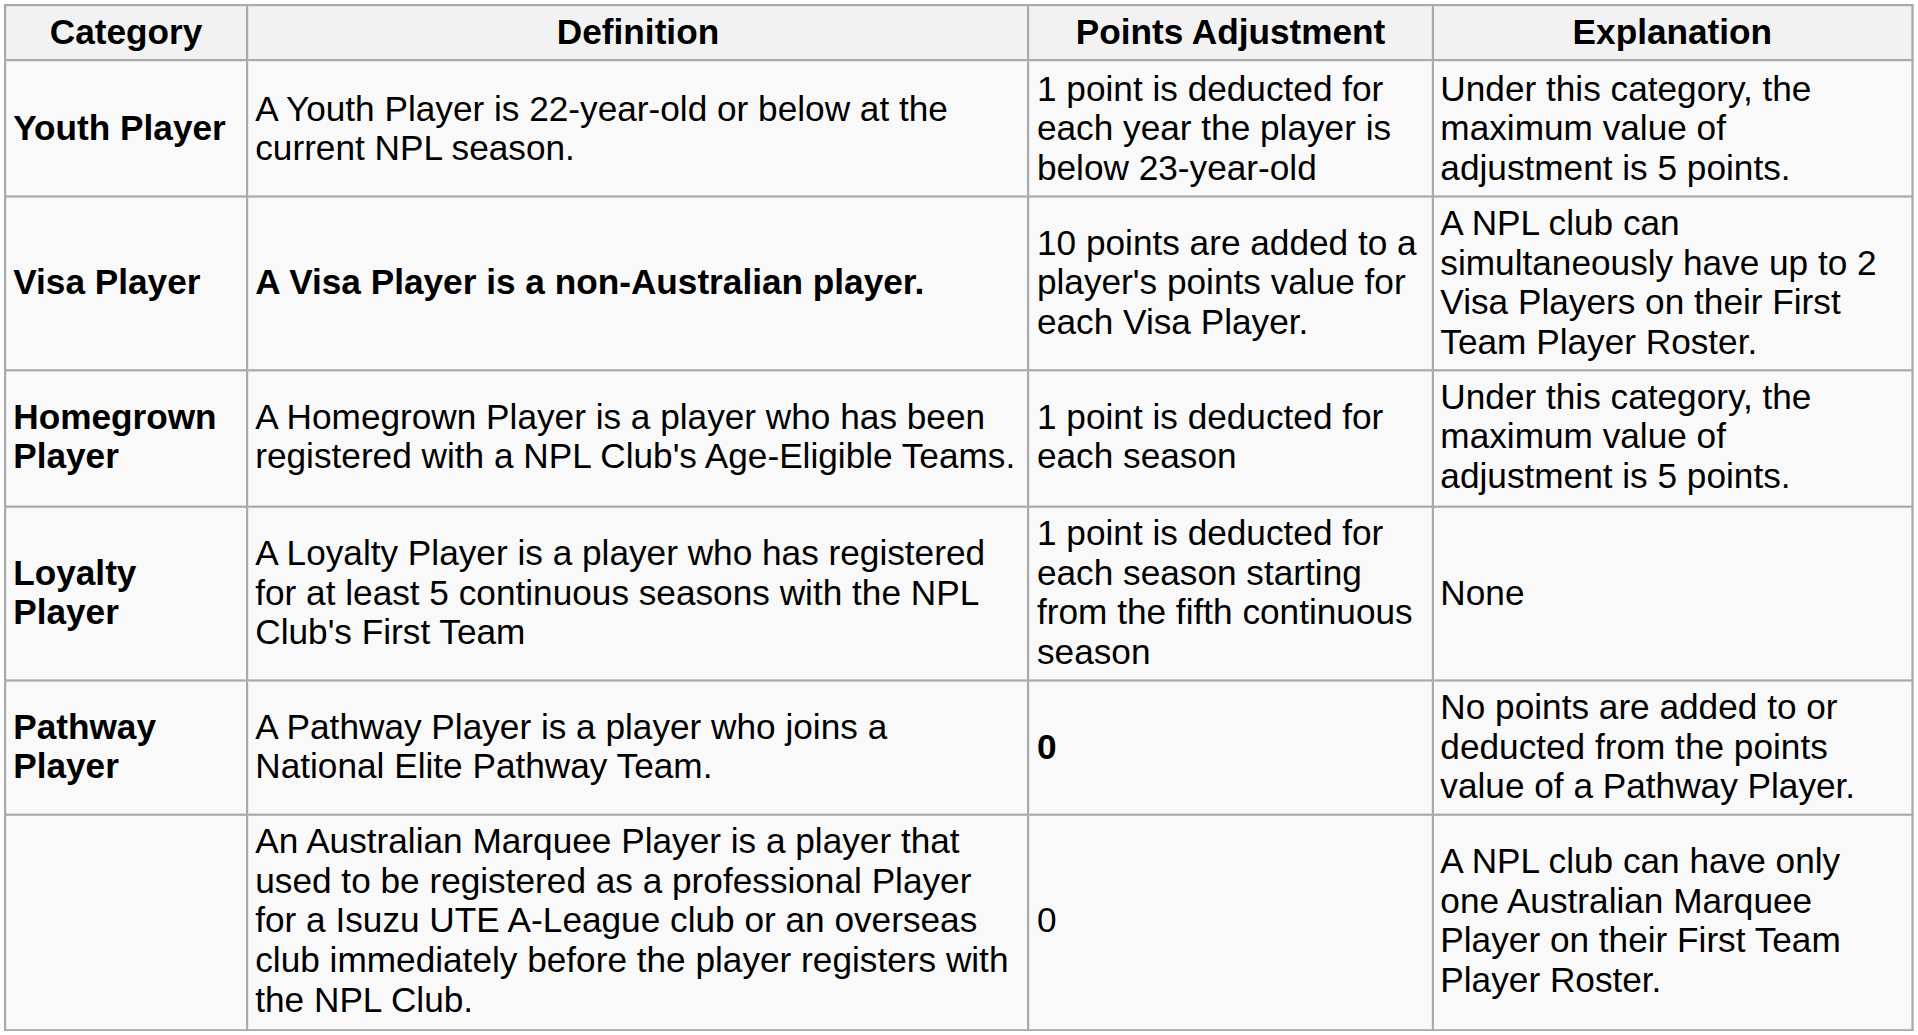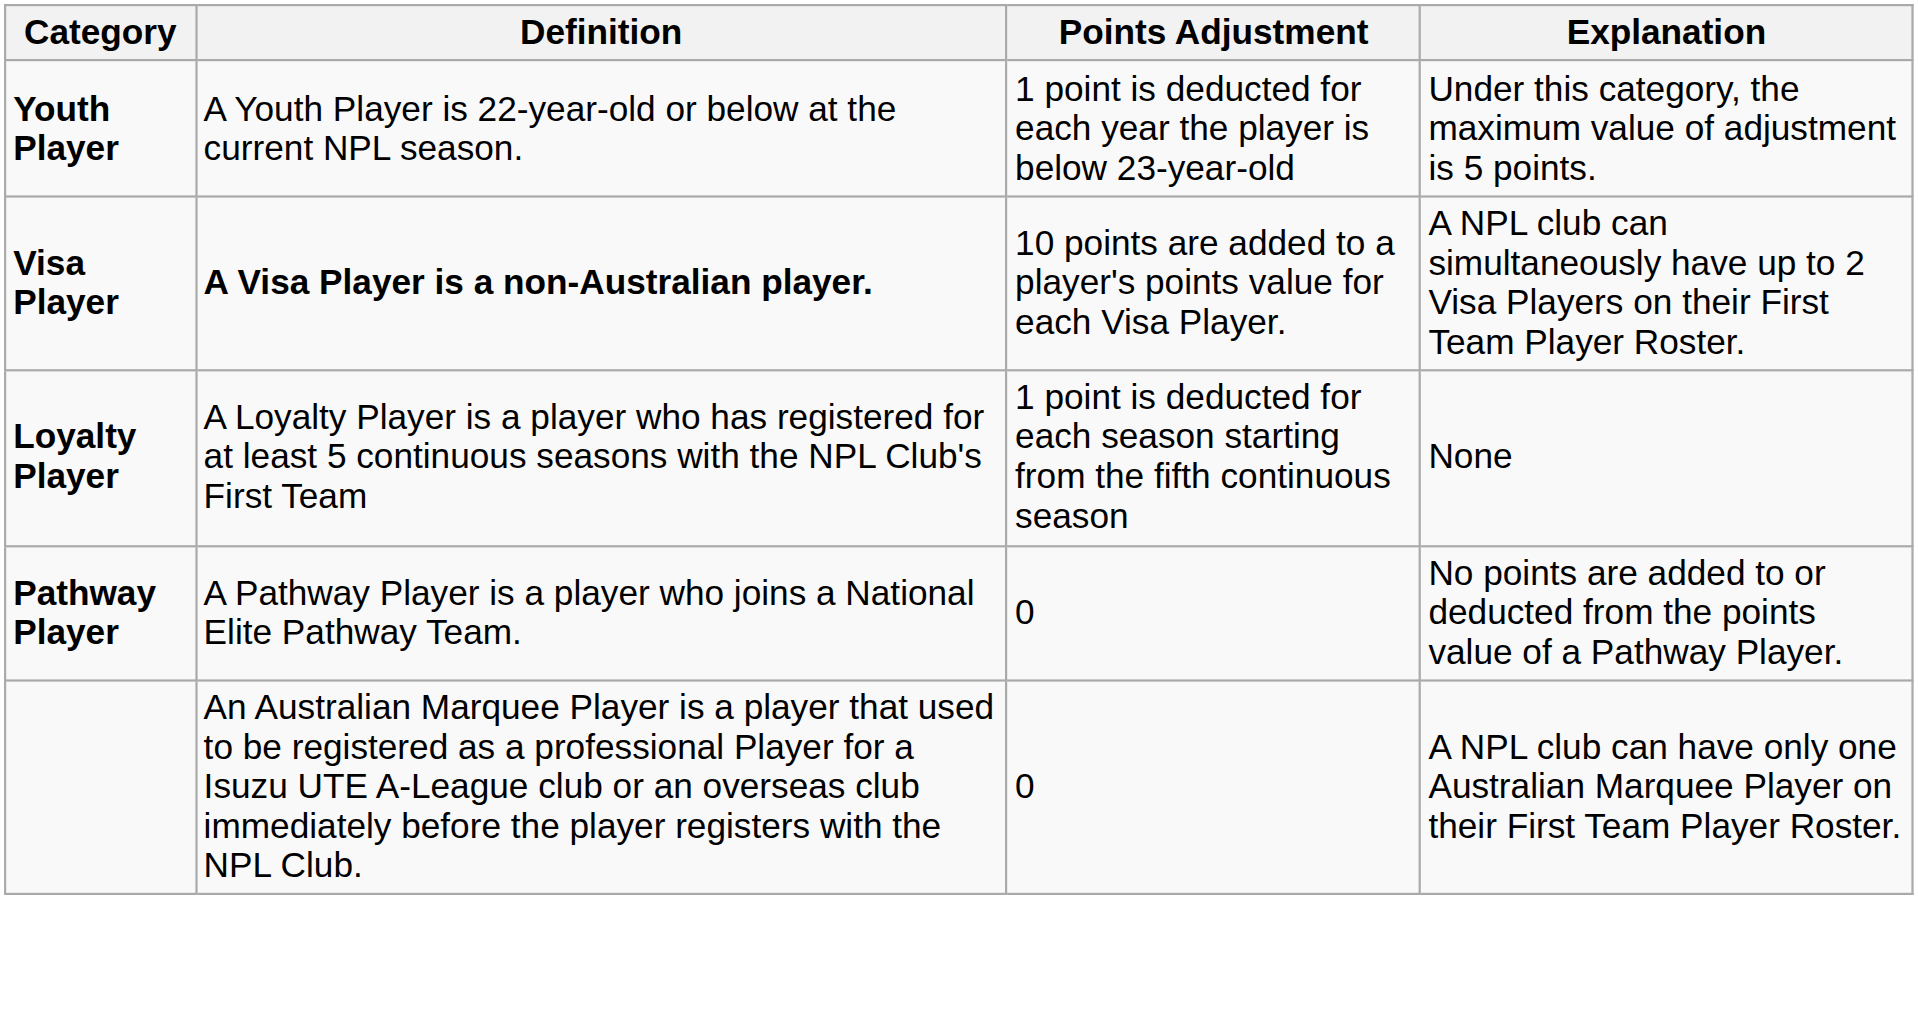- row: (115, 437)
(1047, 747) bold -> (1025, 612) normal
